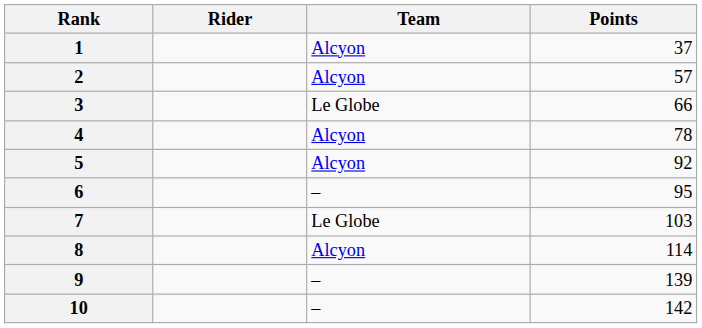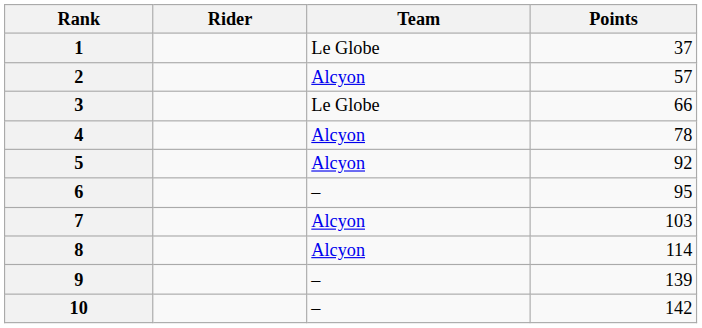(338, 47) Alcyon -> (345, 47) Le Globe
(345, 221) Le Globe -> (338, 221) Alcyon
